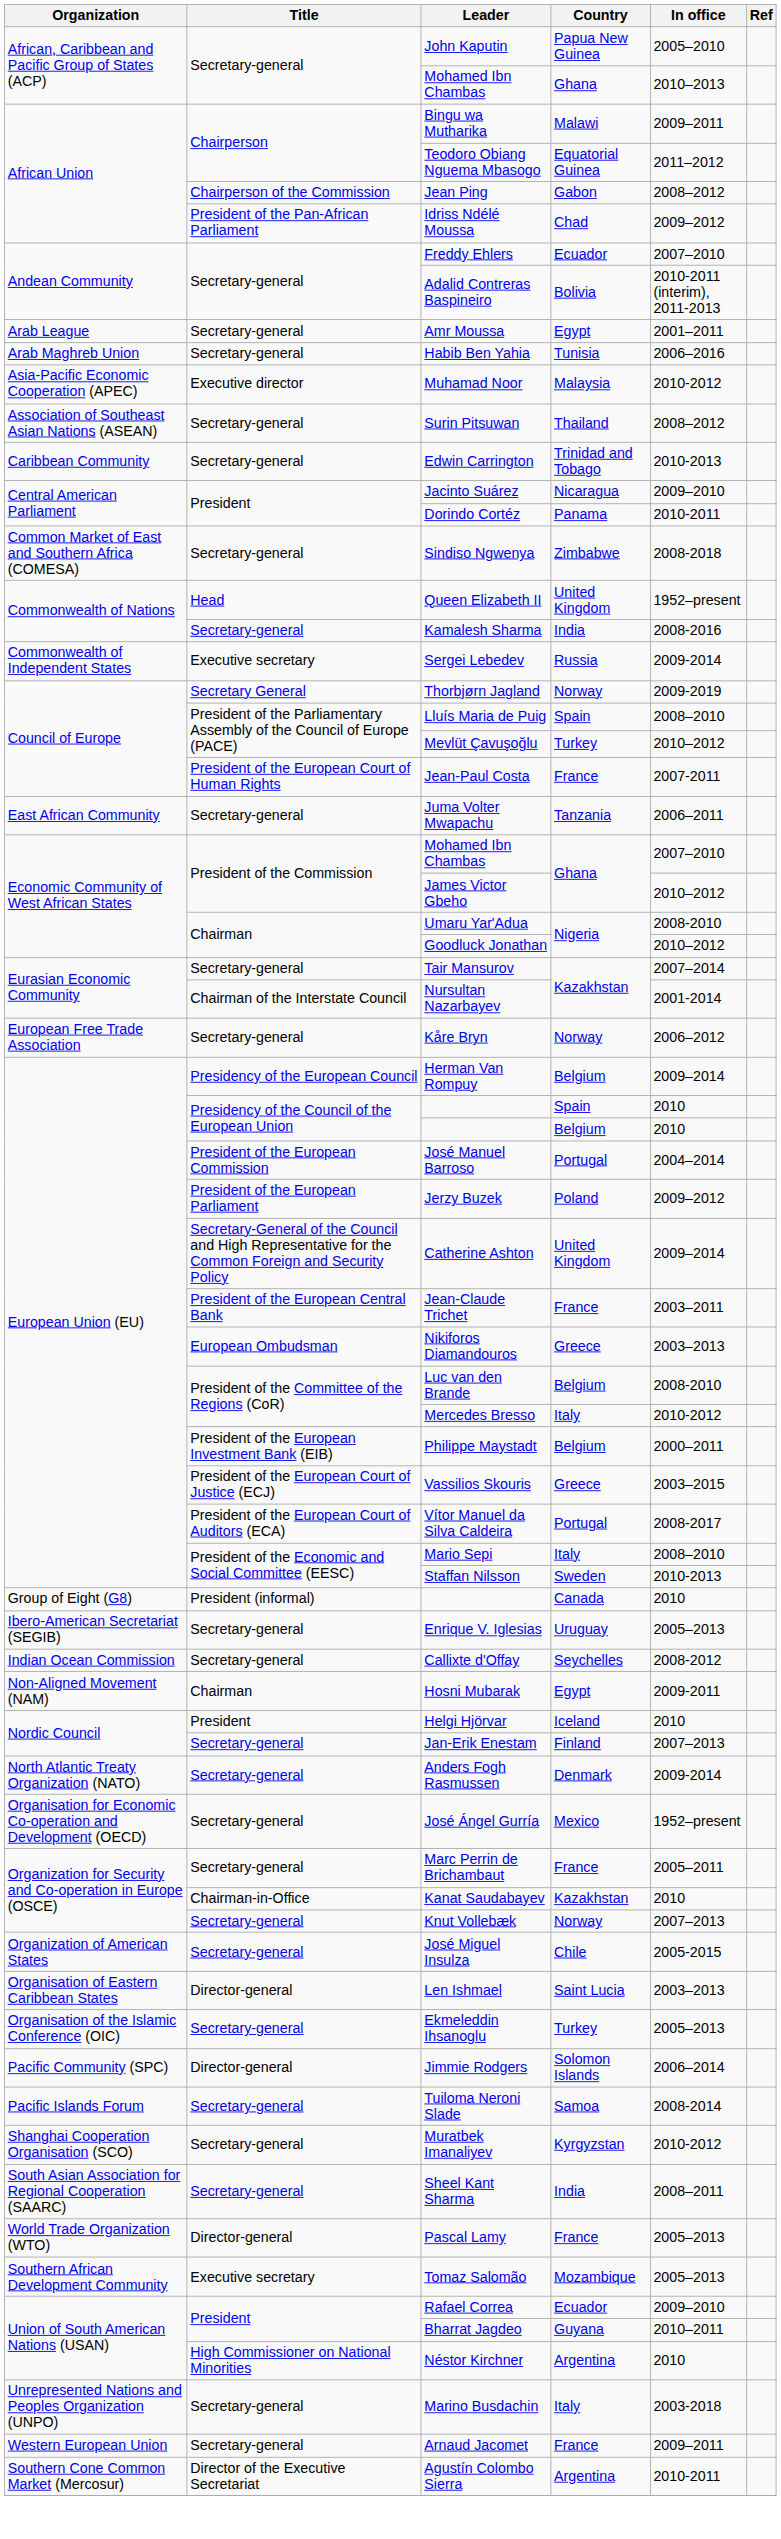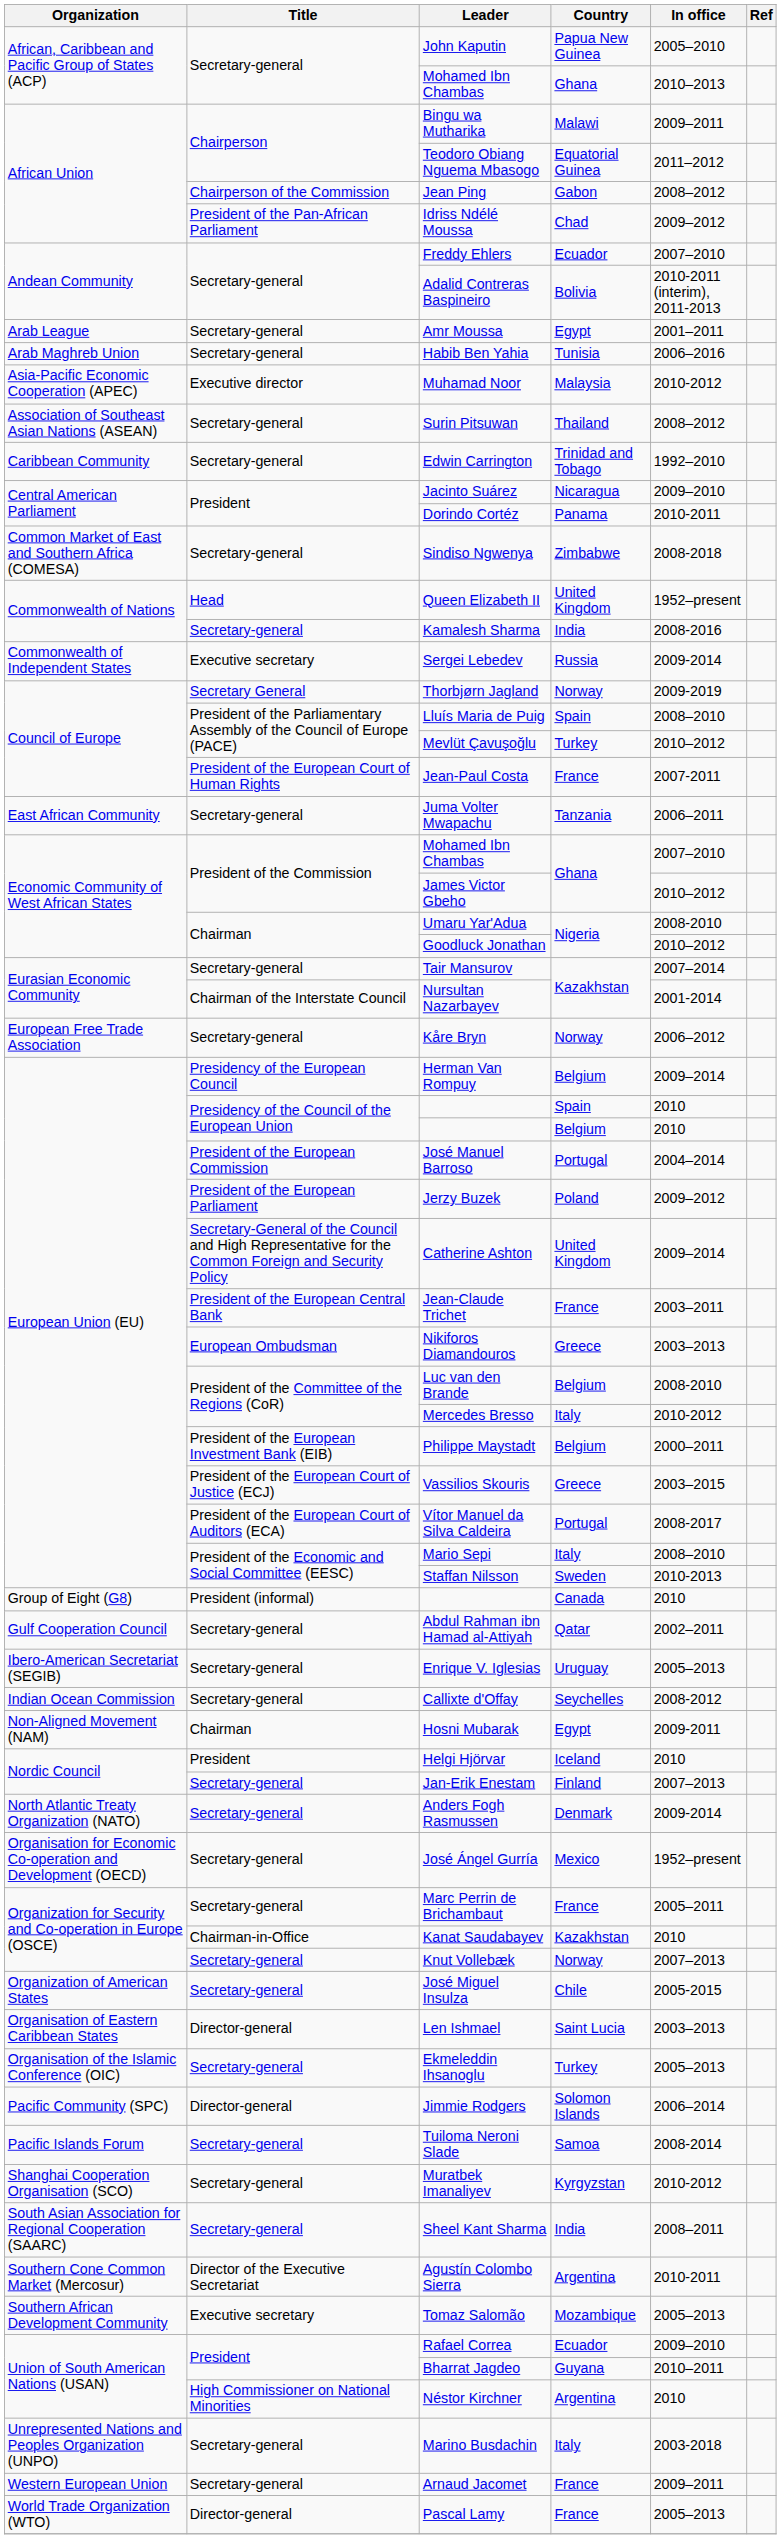(687, 461) 2010-2013 -> (689, 461) 1992–2010
+ row: (481, 1629)
rows swapped: (479, 2476) <-> (465, 2238)
